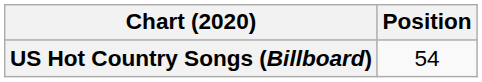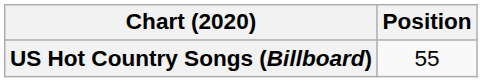(427, 58) 54 -> (427, 58) 55
